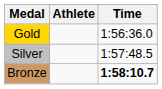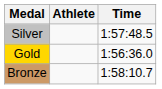rows swapped: (27, 34) <-> (27, 53)
(127, 73) bold -> (127, 73) normal
